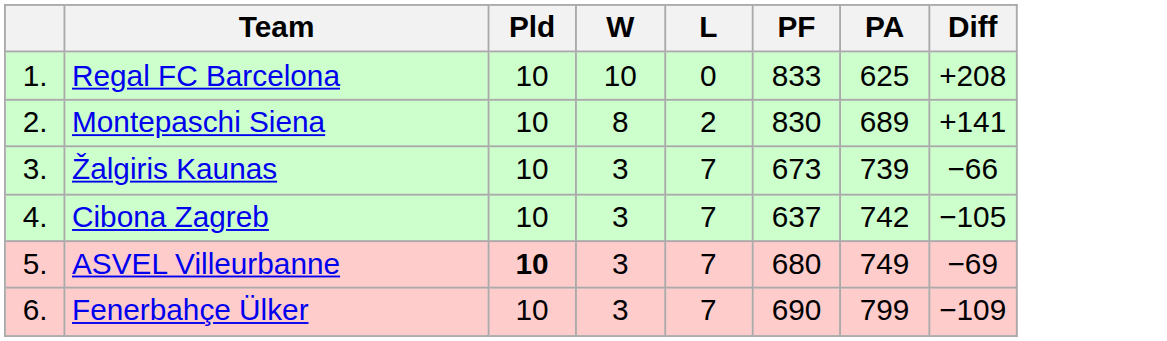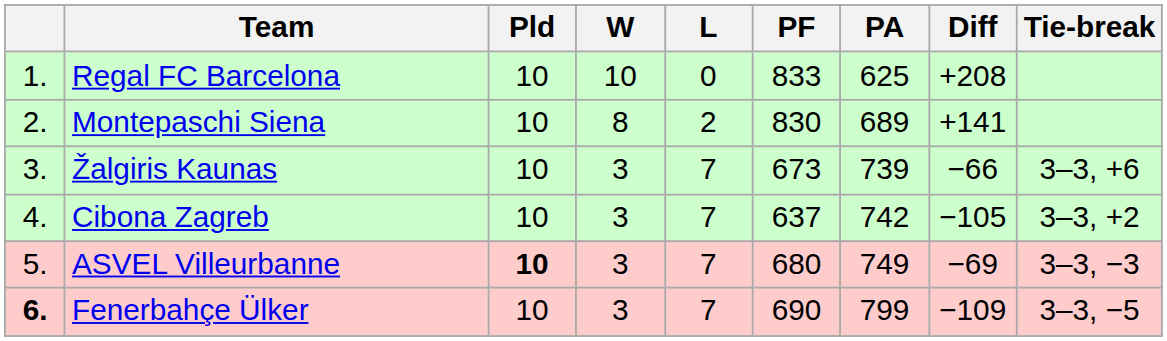+ column: (1090, 28)
(35, 311) normal -> (35, 311) bold
